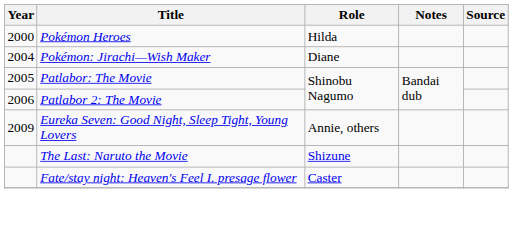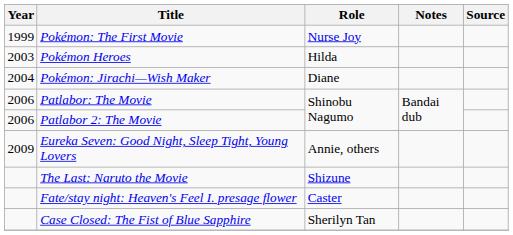+ row: (112, 36)
(21, 36) 2000 -> (21, 57) 2003
(21, 78) 2005 -> (21, 99) 2006
+ row: (145, 219)
